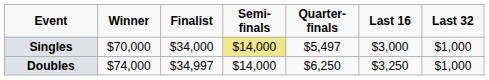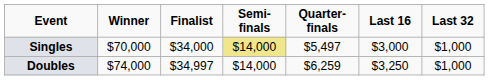(322, 66) $6,250 -> (322, 66) $6,259
